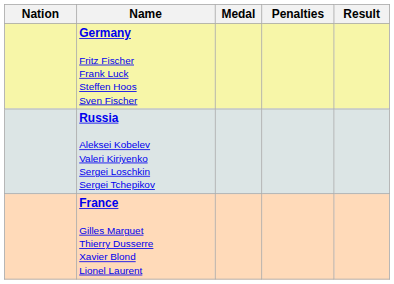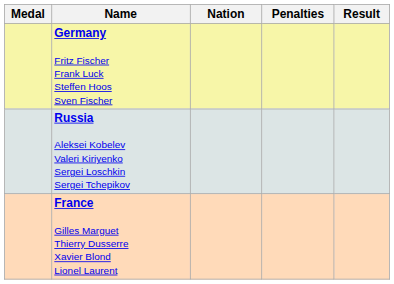columns swapped: (238, 14) <-> (40, 14)
